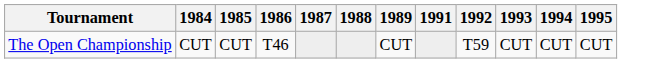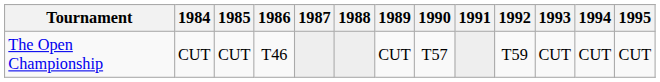+ column: (435, 18)
